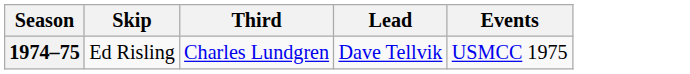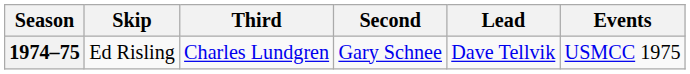+ column: (390, 20)
